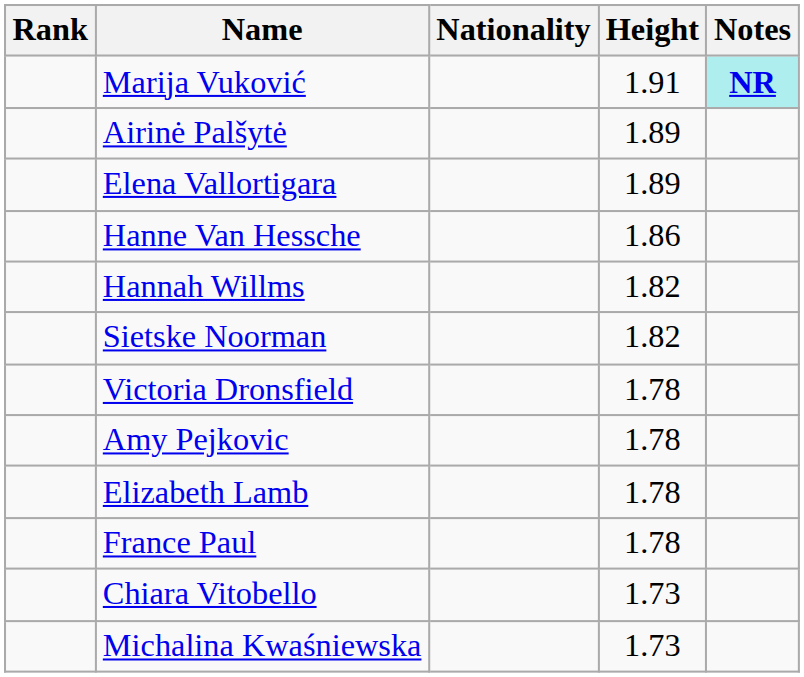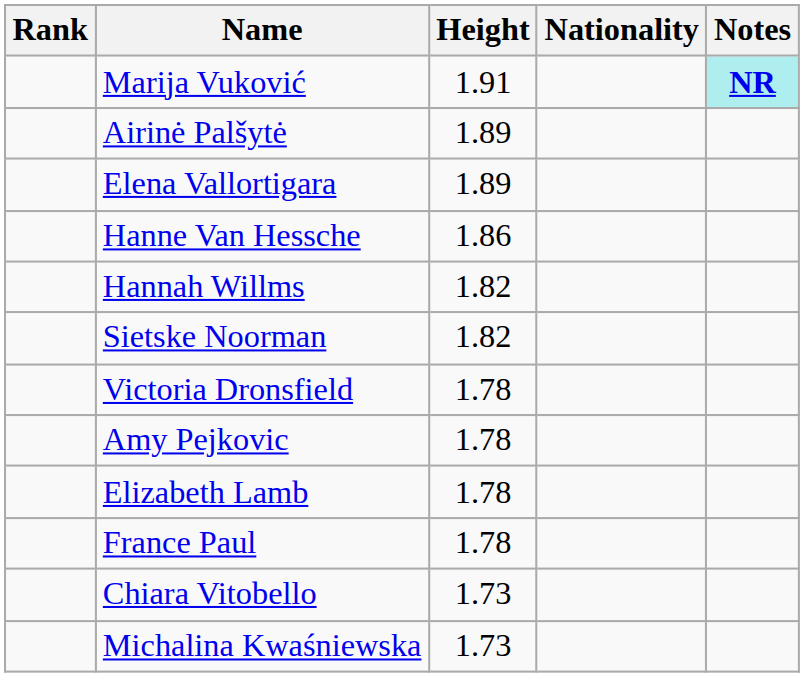columns swapped: (514, 30) <-> (652, 30)
